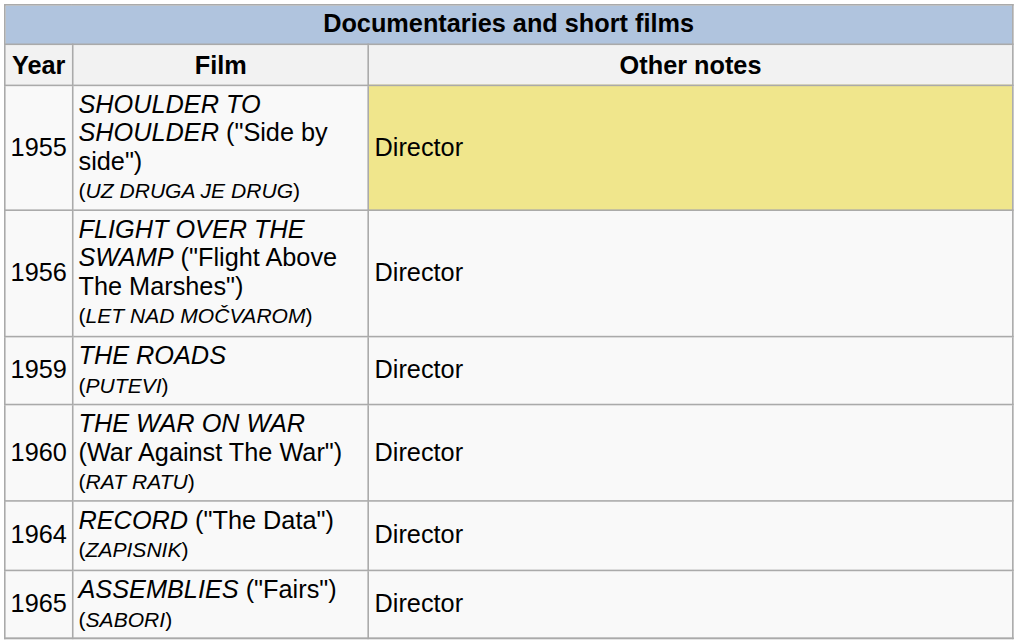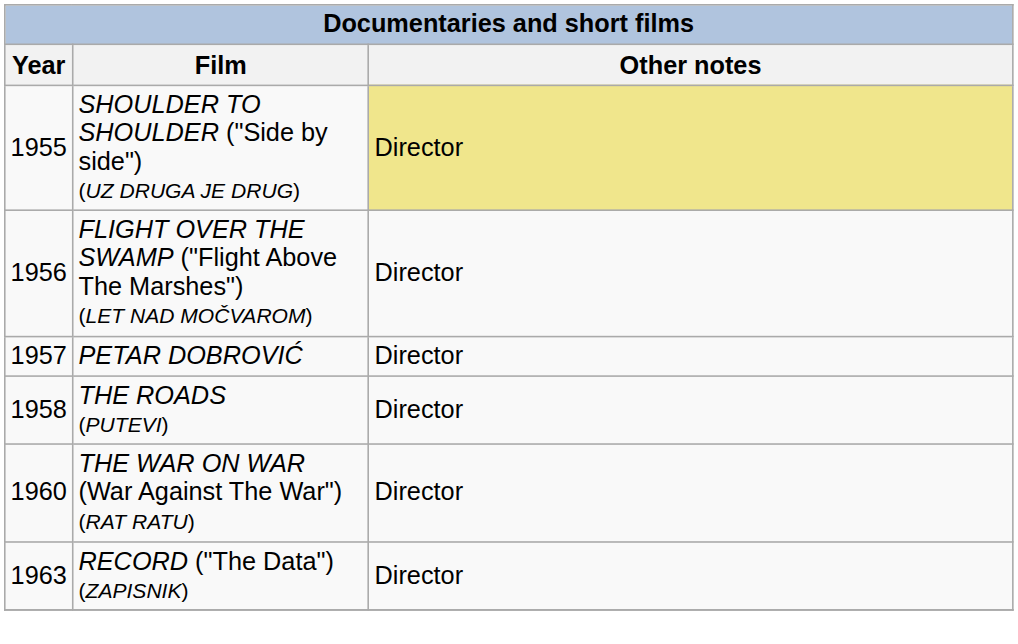+ row: (191, 355)
(39, 369) 1959 -> (39, 409) 1958
(39, 535) 1964 -> (39, 575) 1963
- row: (208, 603)
